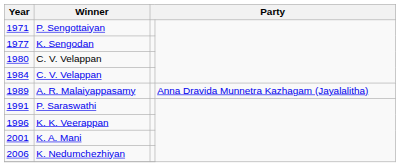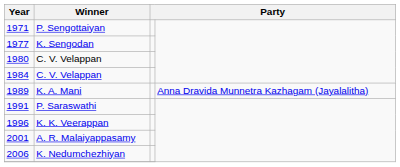(86, 91) A. R. Malaiyappasamy -> (59, 91) K. A. Mani
(59, 138) K. A. Mani -> (86, 138) A. R. Malaiyappasamy
